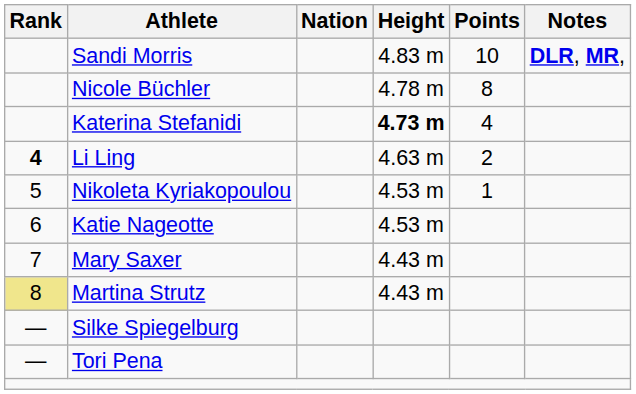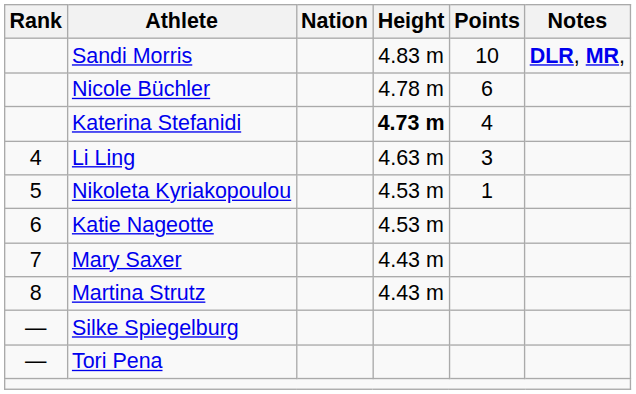(487, 89) 8 -> (487, 89) 6
(36, 157) bold -> (36, 157) normal
(487, 157) 2 -> (487, 157) 3
(36, 293) khaki background -> (36, 293) no background
